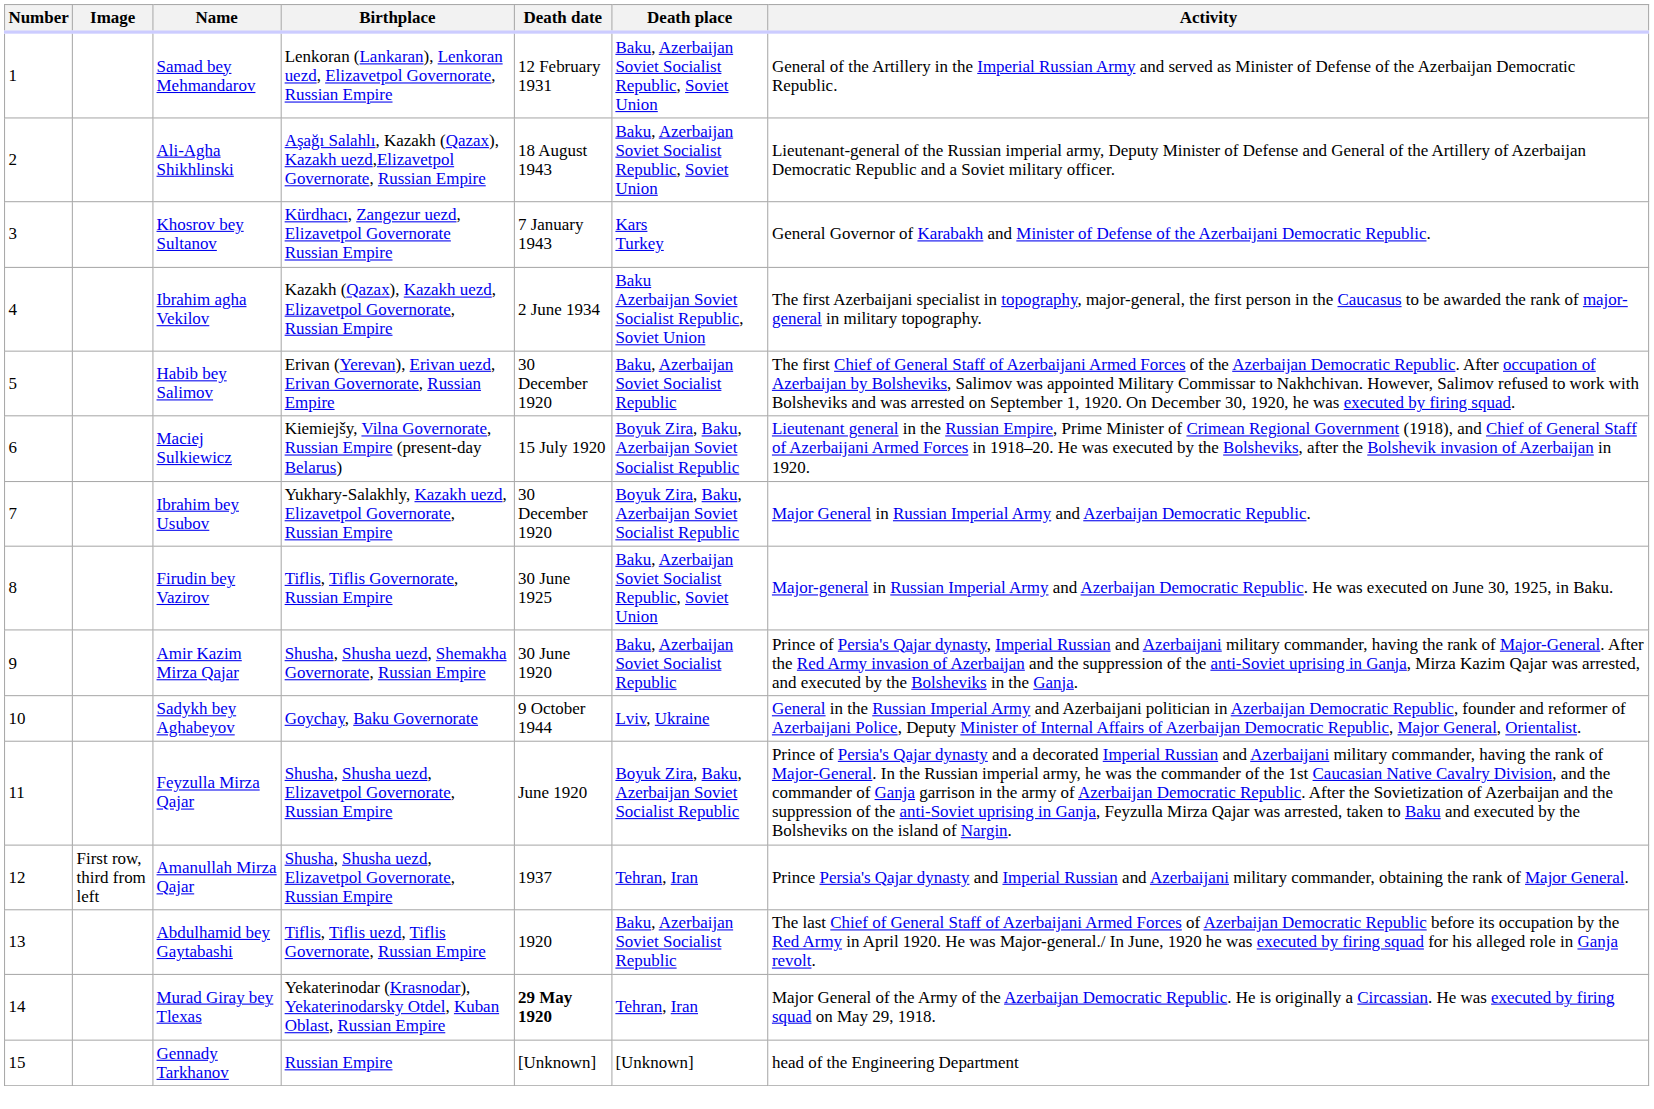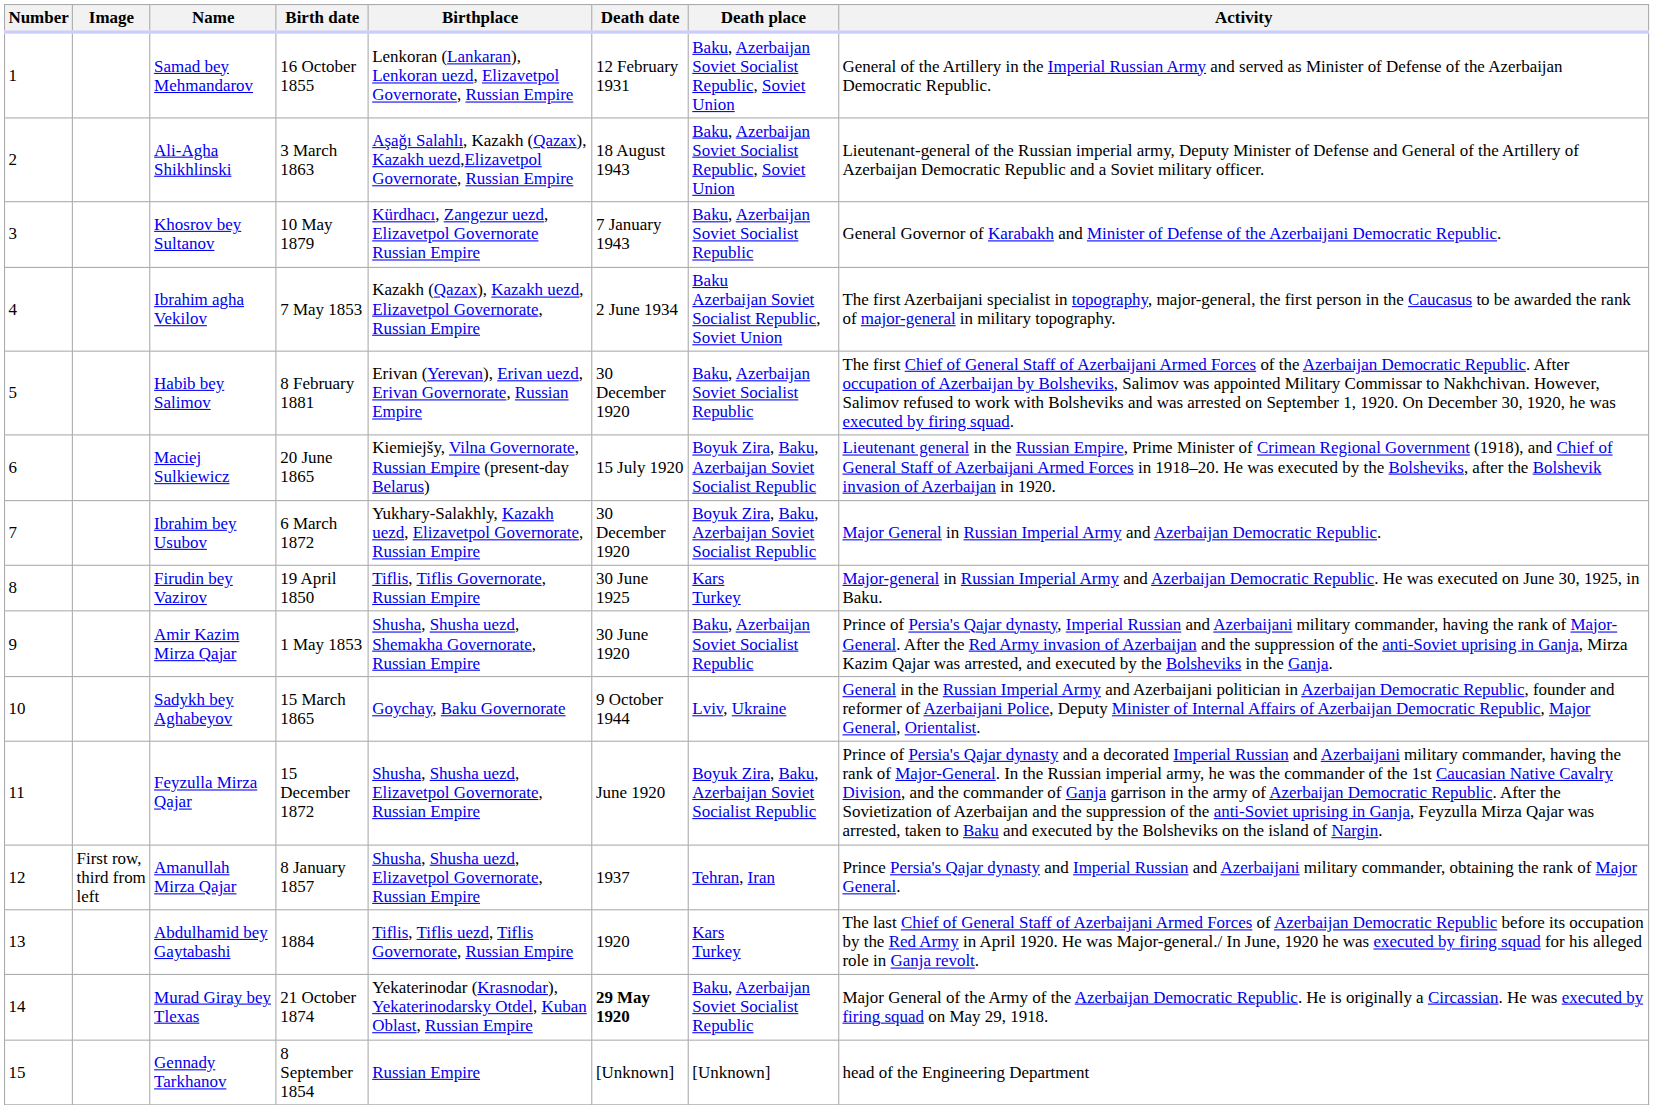+ column: (322, 17)
(640, 234) Kars Turkey -> (751, 234) Baku, Azerbaijan Soviet Socialist Republic
(674, 588) Baku, Azerbaijan Soviet Socialist Republic, Soviet Union -> (716, 588) Kars Turkey
(674, 942) Baku, Azerbaijan Soviet Socialist Republic -> (716, 942) Kars Turkey
(657, 1007) Tehran, Iran -> (751, 1007) Baku, Azerbaijan Soviet Socialist Republic
